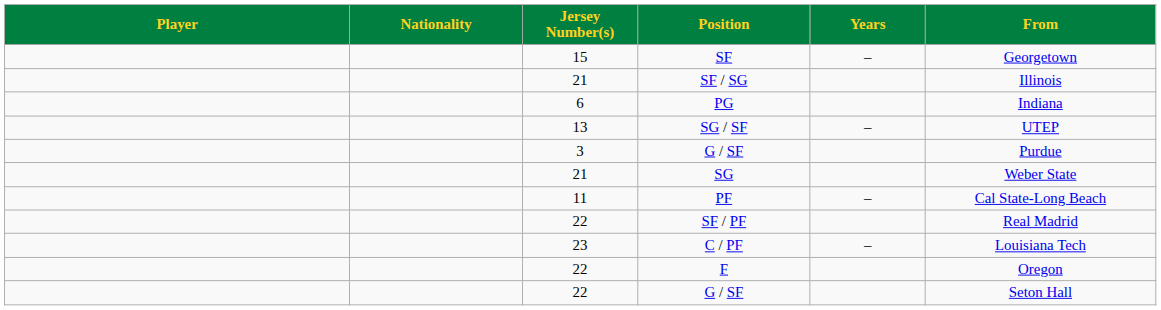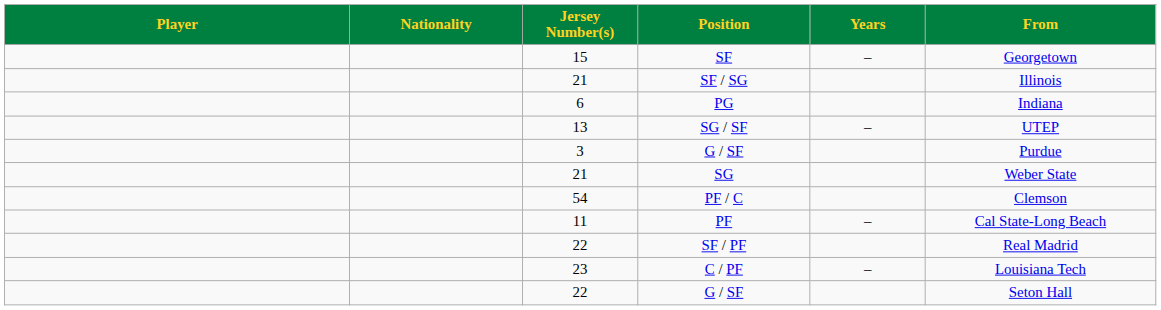+ row: (580, 198)
- row: (580, 269)
